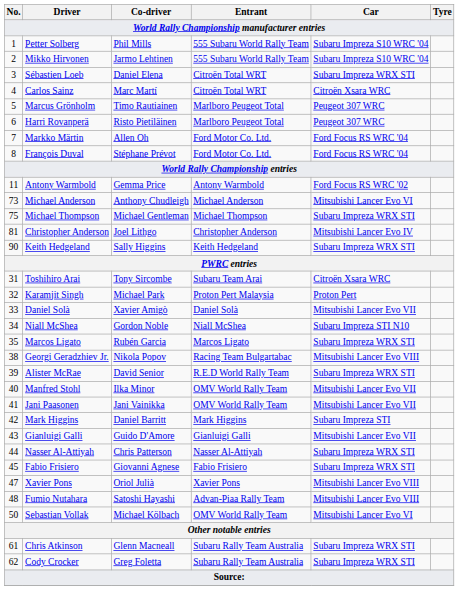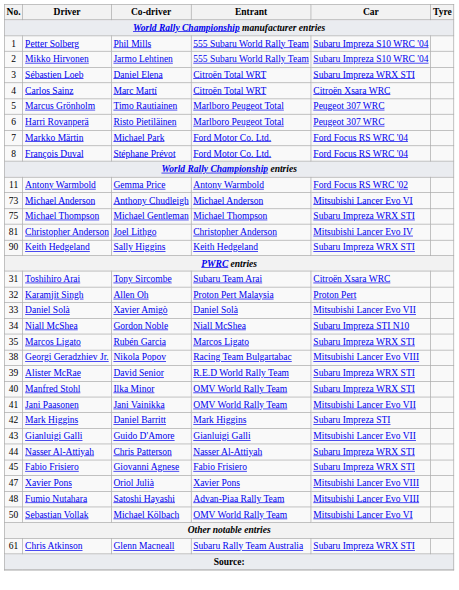(131, 137) Allen Oh -> (139, 137) Michael Park
(139, 294) Michael Park -> (131, 294) Allen Oh
(365, 388) Mitsubishi Lancer Evo VII -> (364, 388) Subaru Impreza WRX STI
- row: (52, 561)
